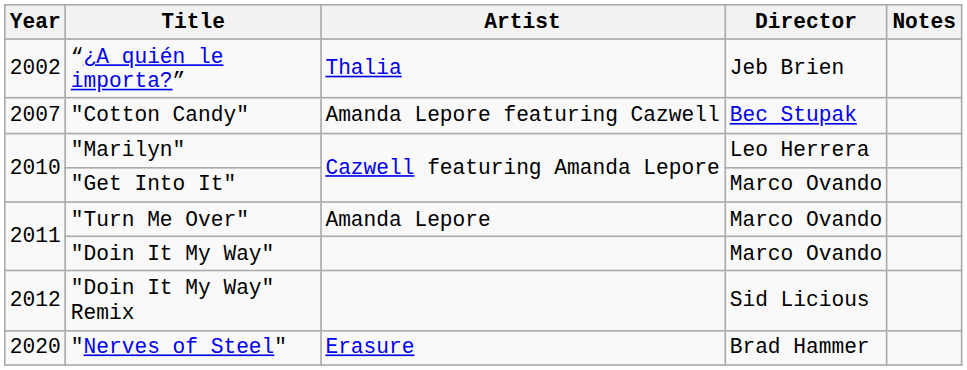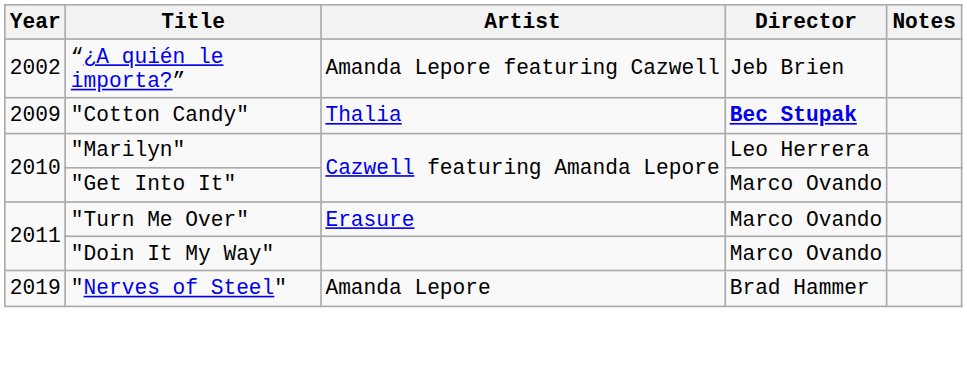(364, 69) Thalia -> (523, 69) Amanda Lepore featuring Cazwell
(35, 116) 2007 -> (35, 116) 2009
(523, 116) Amanda Lepore featuring Cazwell -> (364, 116) Thalia
(793, 116) normal -> (793, 116) bold
(408, 219) Amanda Lepore -> (370, 219) Erasure
- row: (173, 301)
(35, 347) 2020 -> (35, 288) 2019
(370, 347) Erasure -> (408, 288) Amanda Lepore
